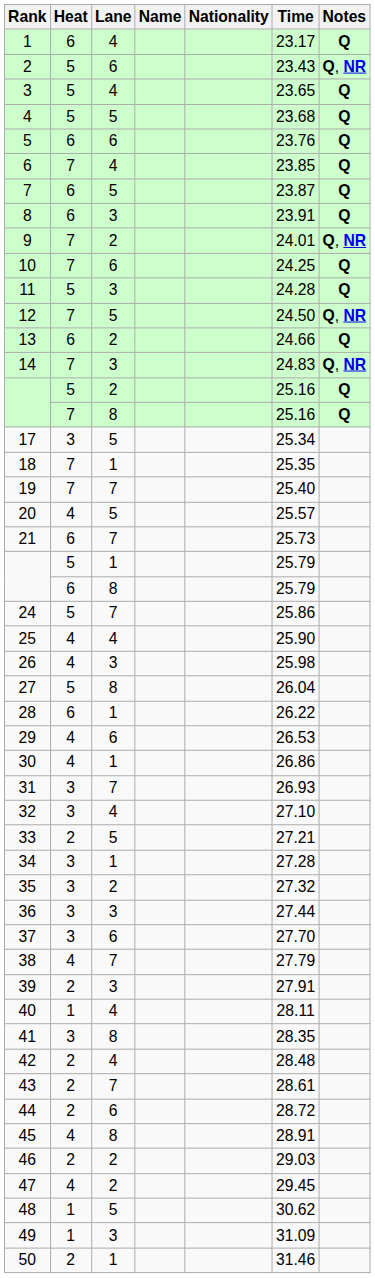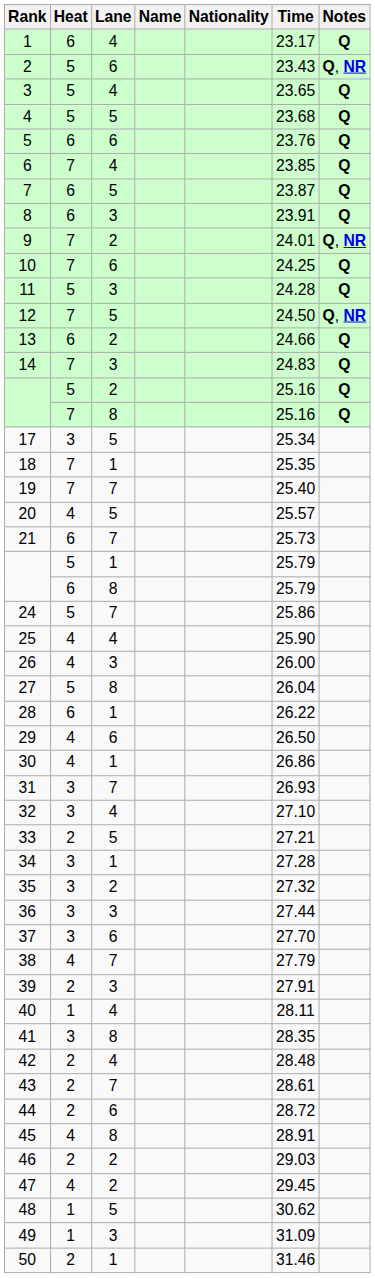(344, 365) Q, NR -> (344, 365) Q
(296, 663) 25.98 -> (296, 663) 26.00
(296, 738) 26.53 -> (296, 738) 26.50
